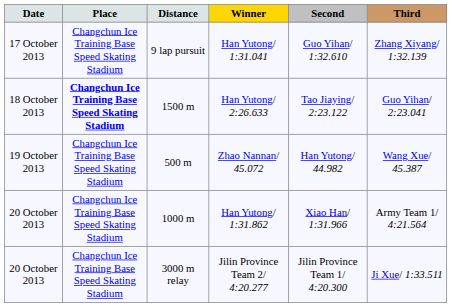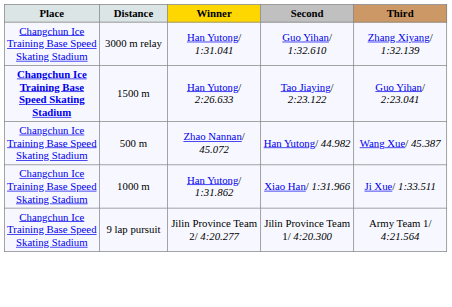- column: (33, 13)
(178, 50) 9 lap pursuit -> (133, 43) 3000 m relay
(407, 218) Army Team 1/ 4:21.564 -> (400, 186) Ji Xue/ 1:33.511
(178, 274) 3000 m relay -> (133, 229) 9 lap pursuit
(407, 274) Ji Xue/ 1:33.511 -> (400, 229) Army Team 1/ 4:21.564
